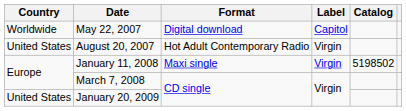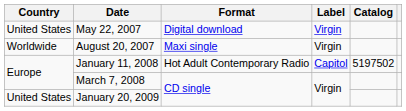(32, 30) Worldwide -> (39, 30) United States
(331, 30) Capitol -> (328, 30) Virgin
(39, 47) United States -> (32, 47) Worldwide
(237, 47) Hot Adult Contemporary Radio -> (191, 47) Maxi single
(191, 64) Maxi single -> (237, 64) Hot Adult Contemporary Radio
(328, 64) Virgin -> (331, 64) Capitol
(373, 64) 5198502 -> (373, 64) 5197502
